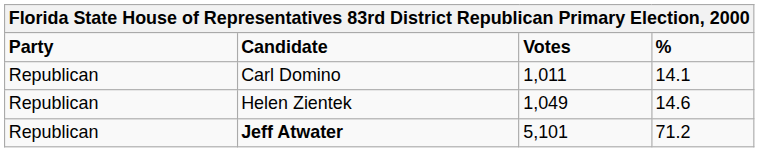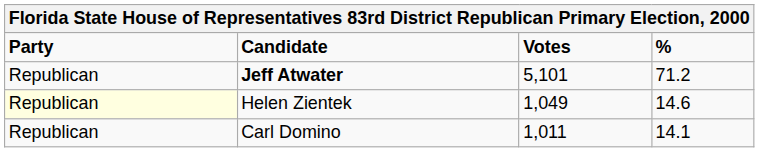rows swapped: (292, 132) <-> (291, 75)
(54, 103) no background -> (54, 103) lightyellow background
